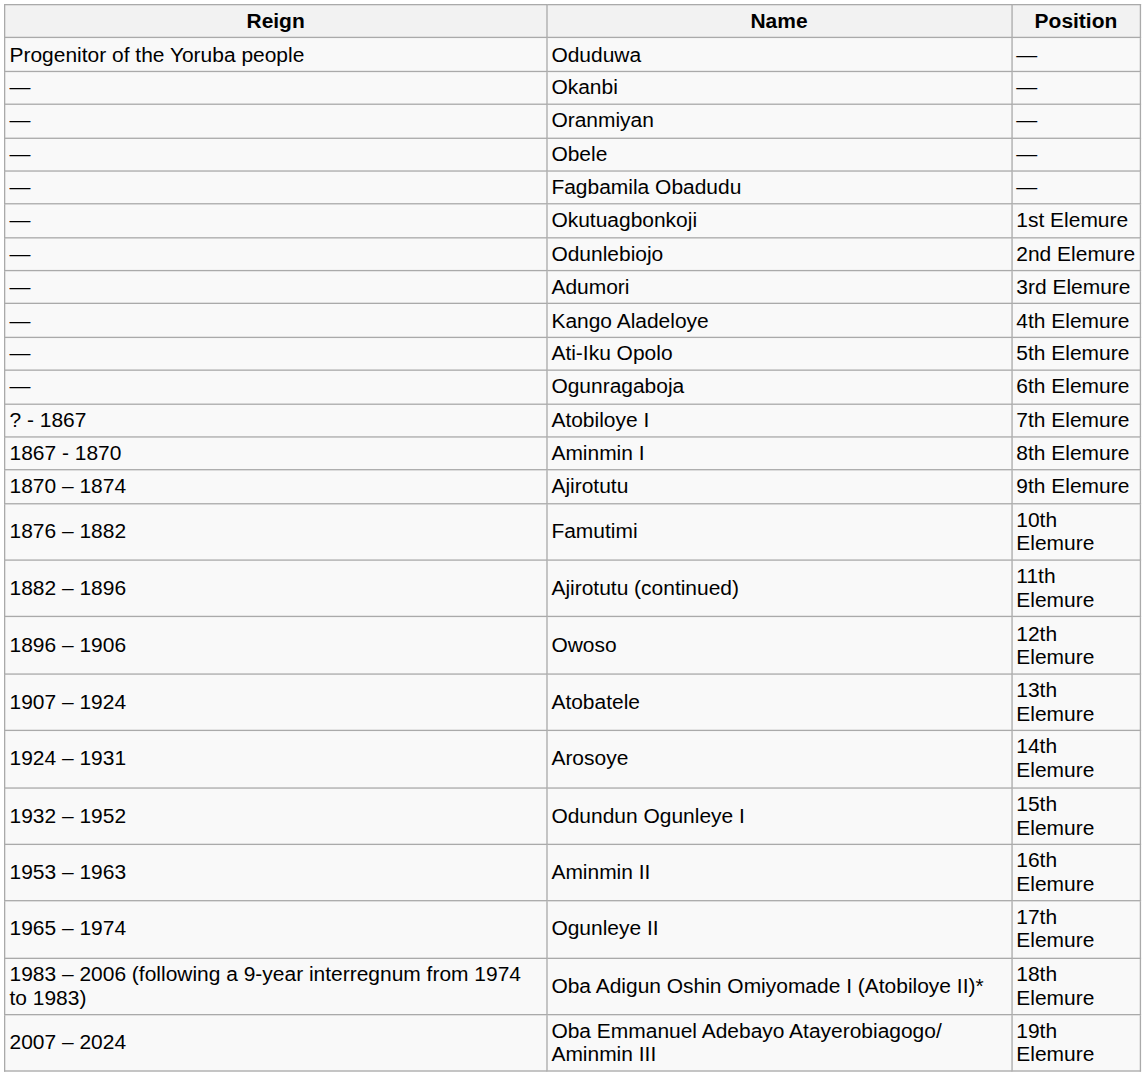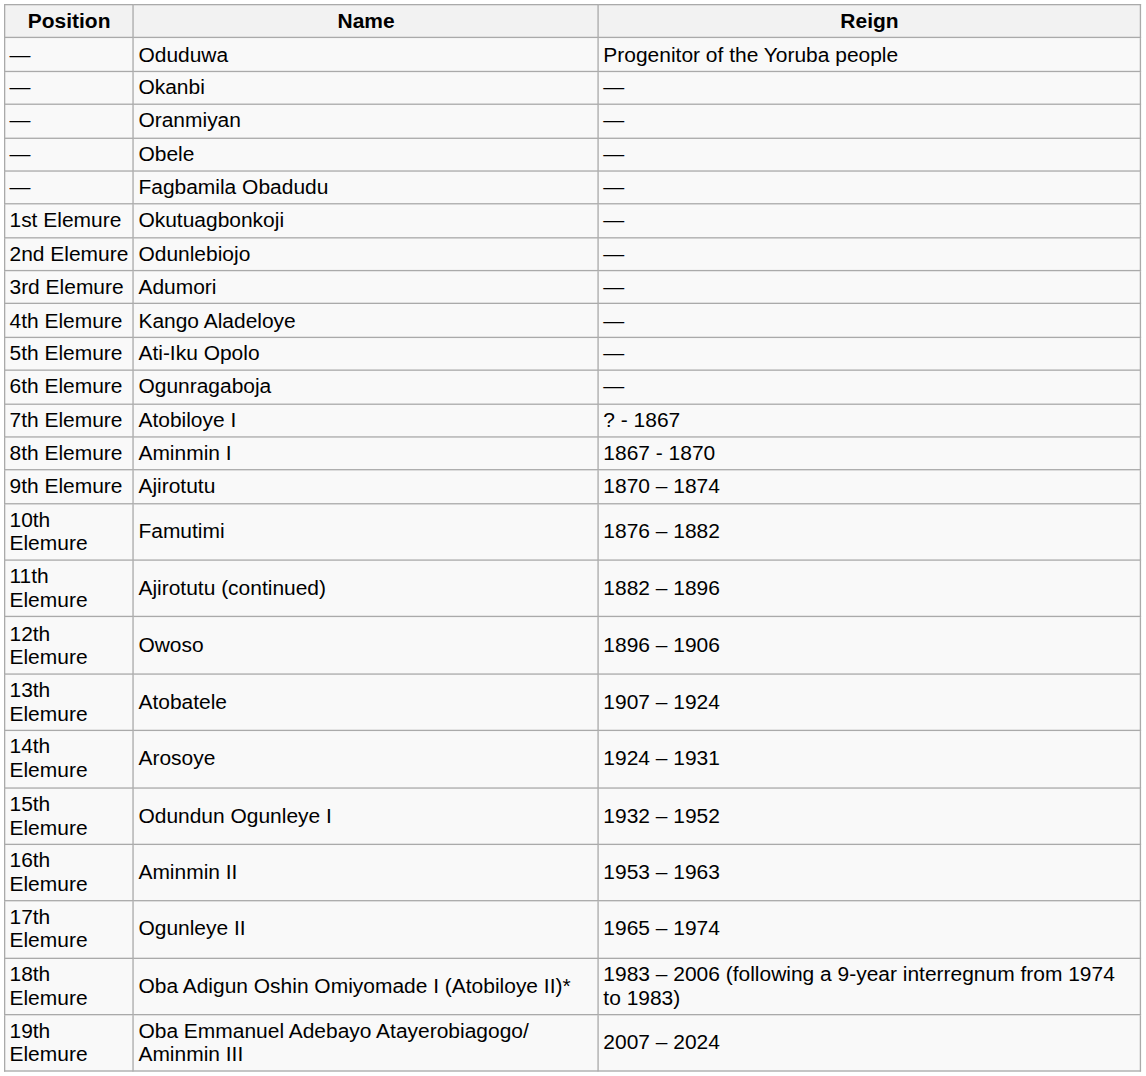columns swapped: (1076, 21) <-> (276, 21)
